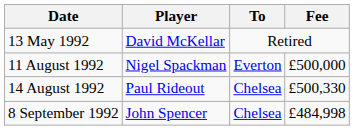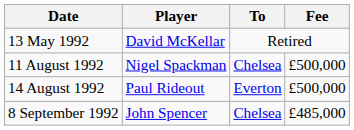(258, 64) Everton -> (258, 64) Chelsea
(258, 88) Chelsea -> (258, 88) Everton
(317, 88) £500,330 -> (317, 88) £500,000
(317, 112) £484,998 -> (317, 112) £485,000
